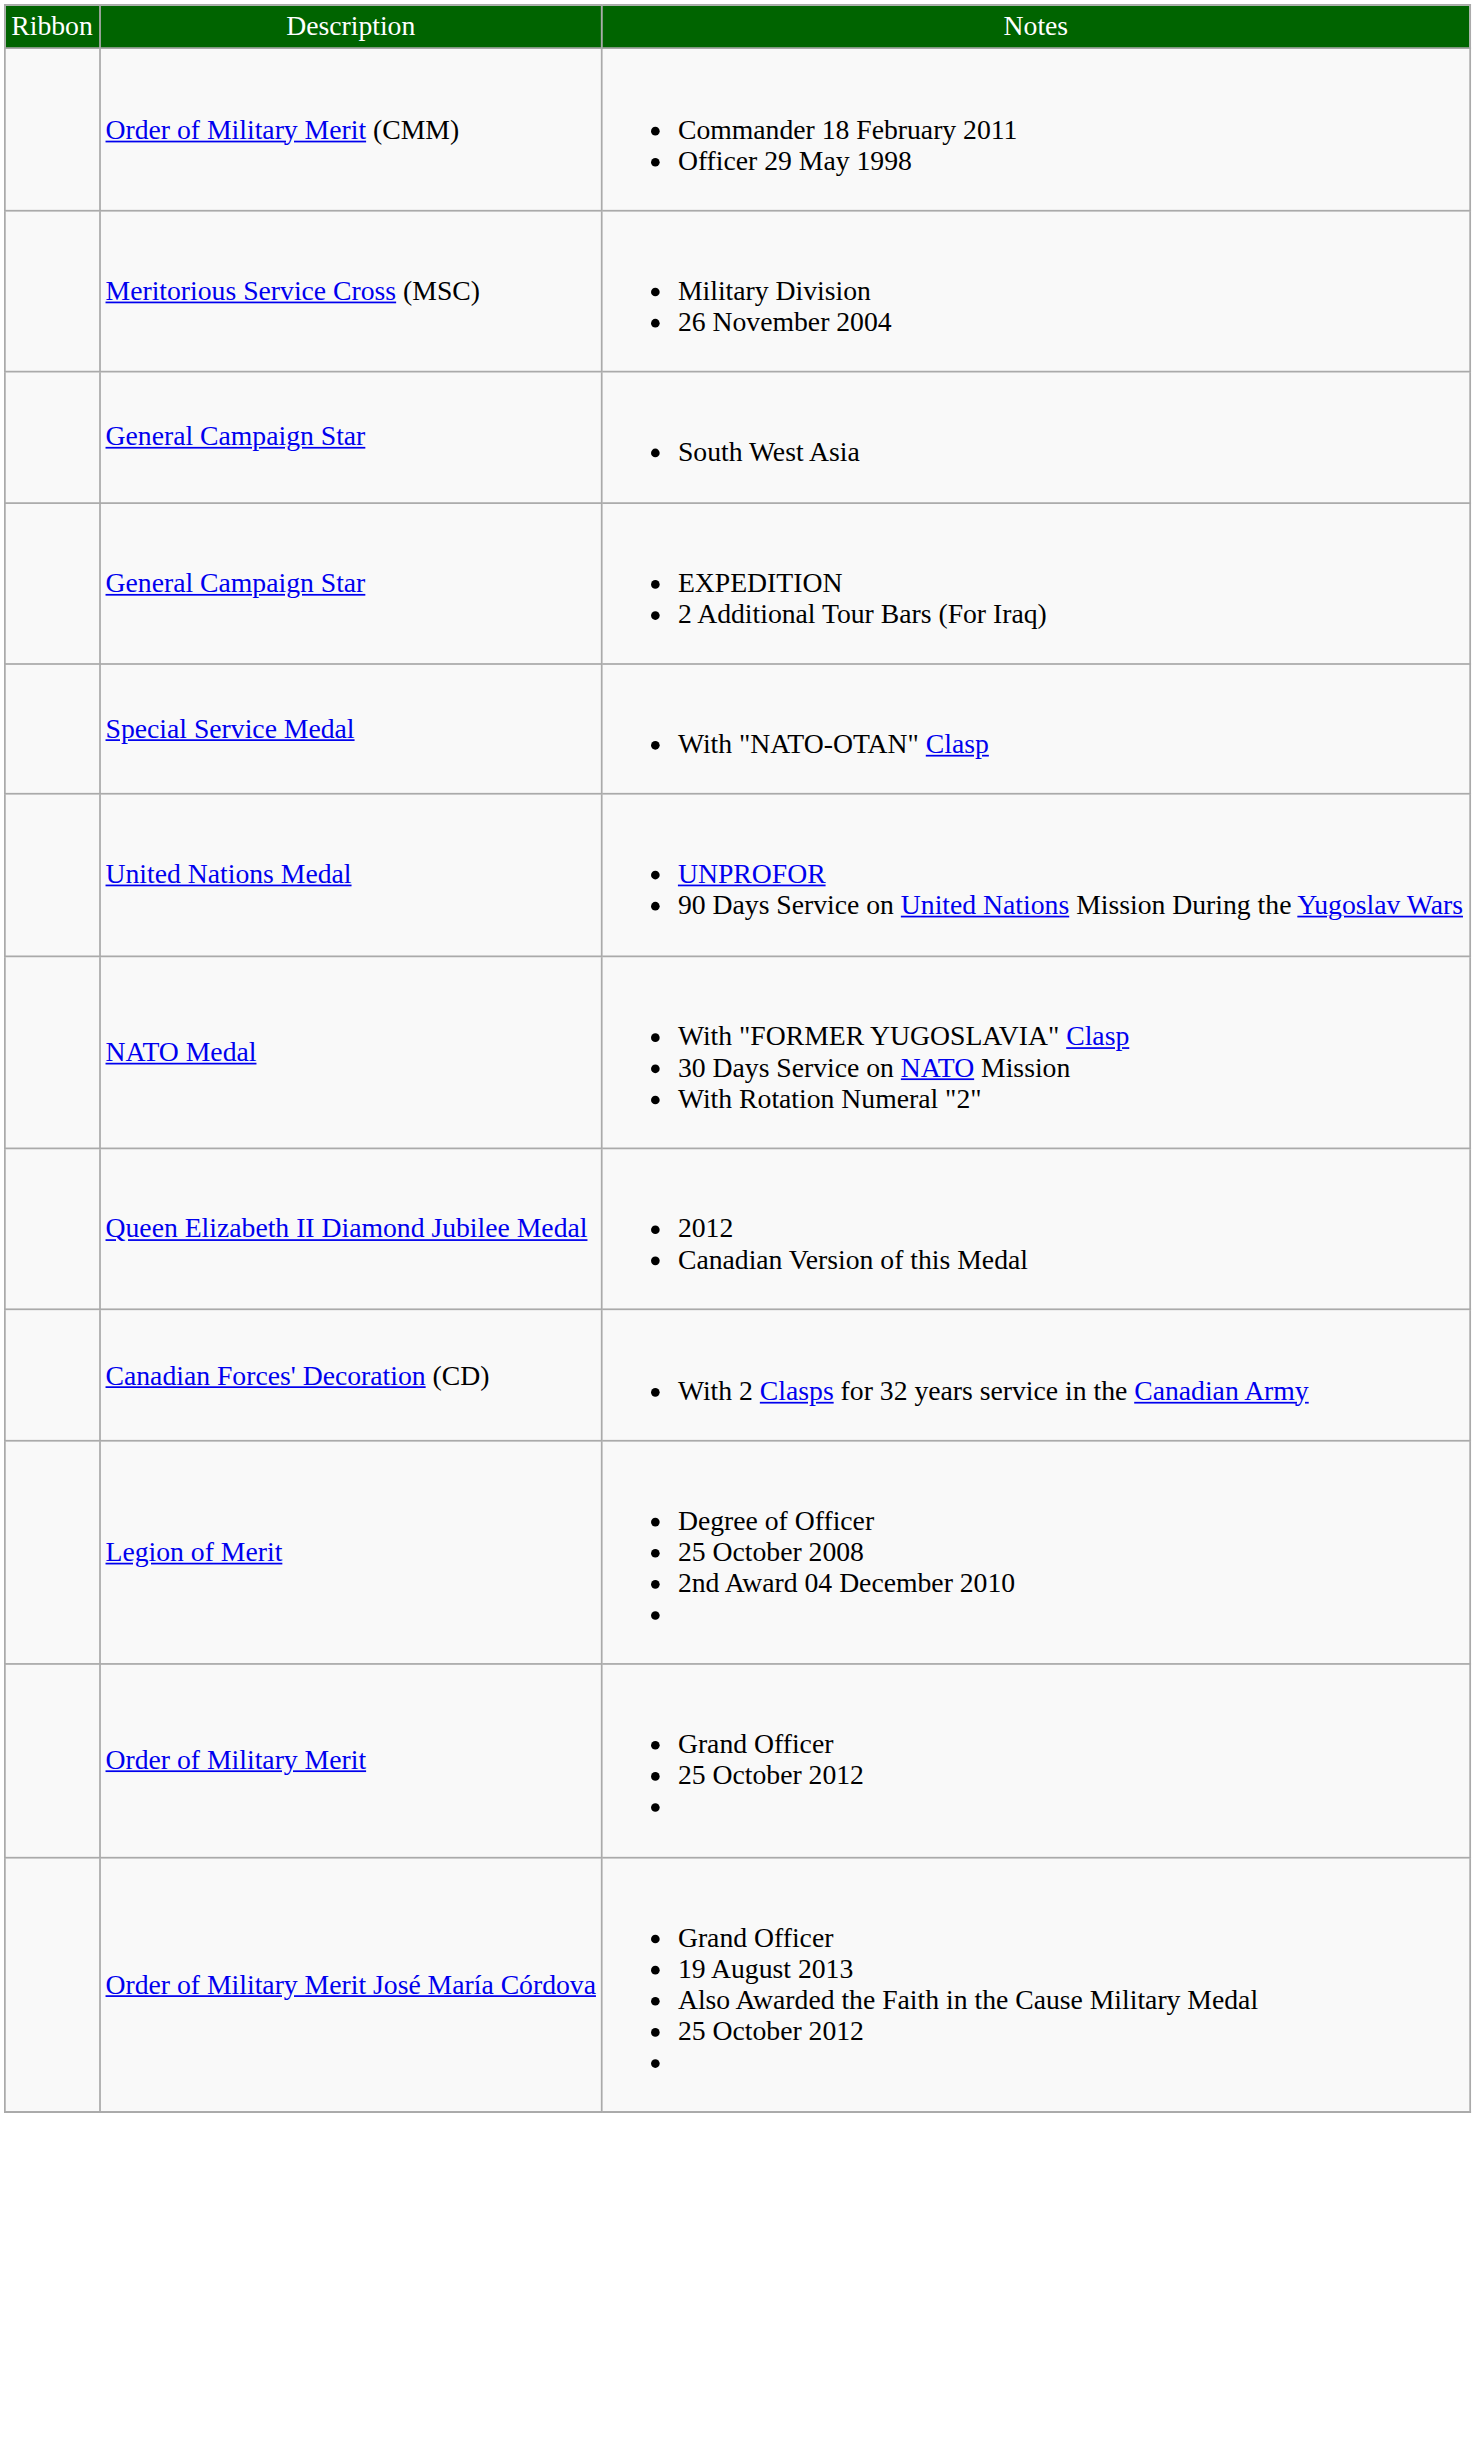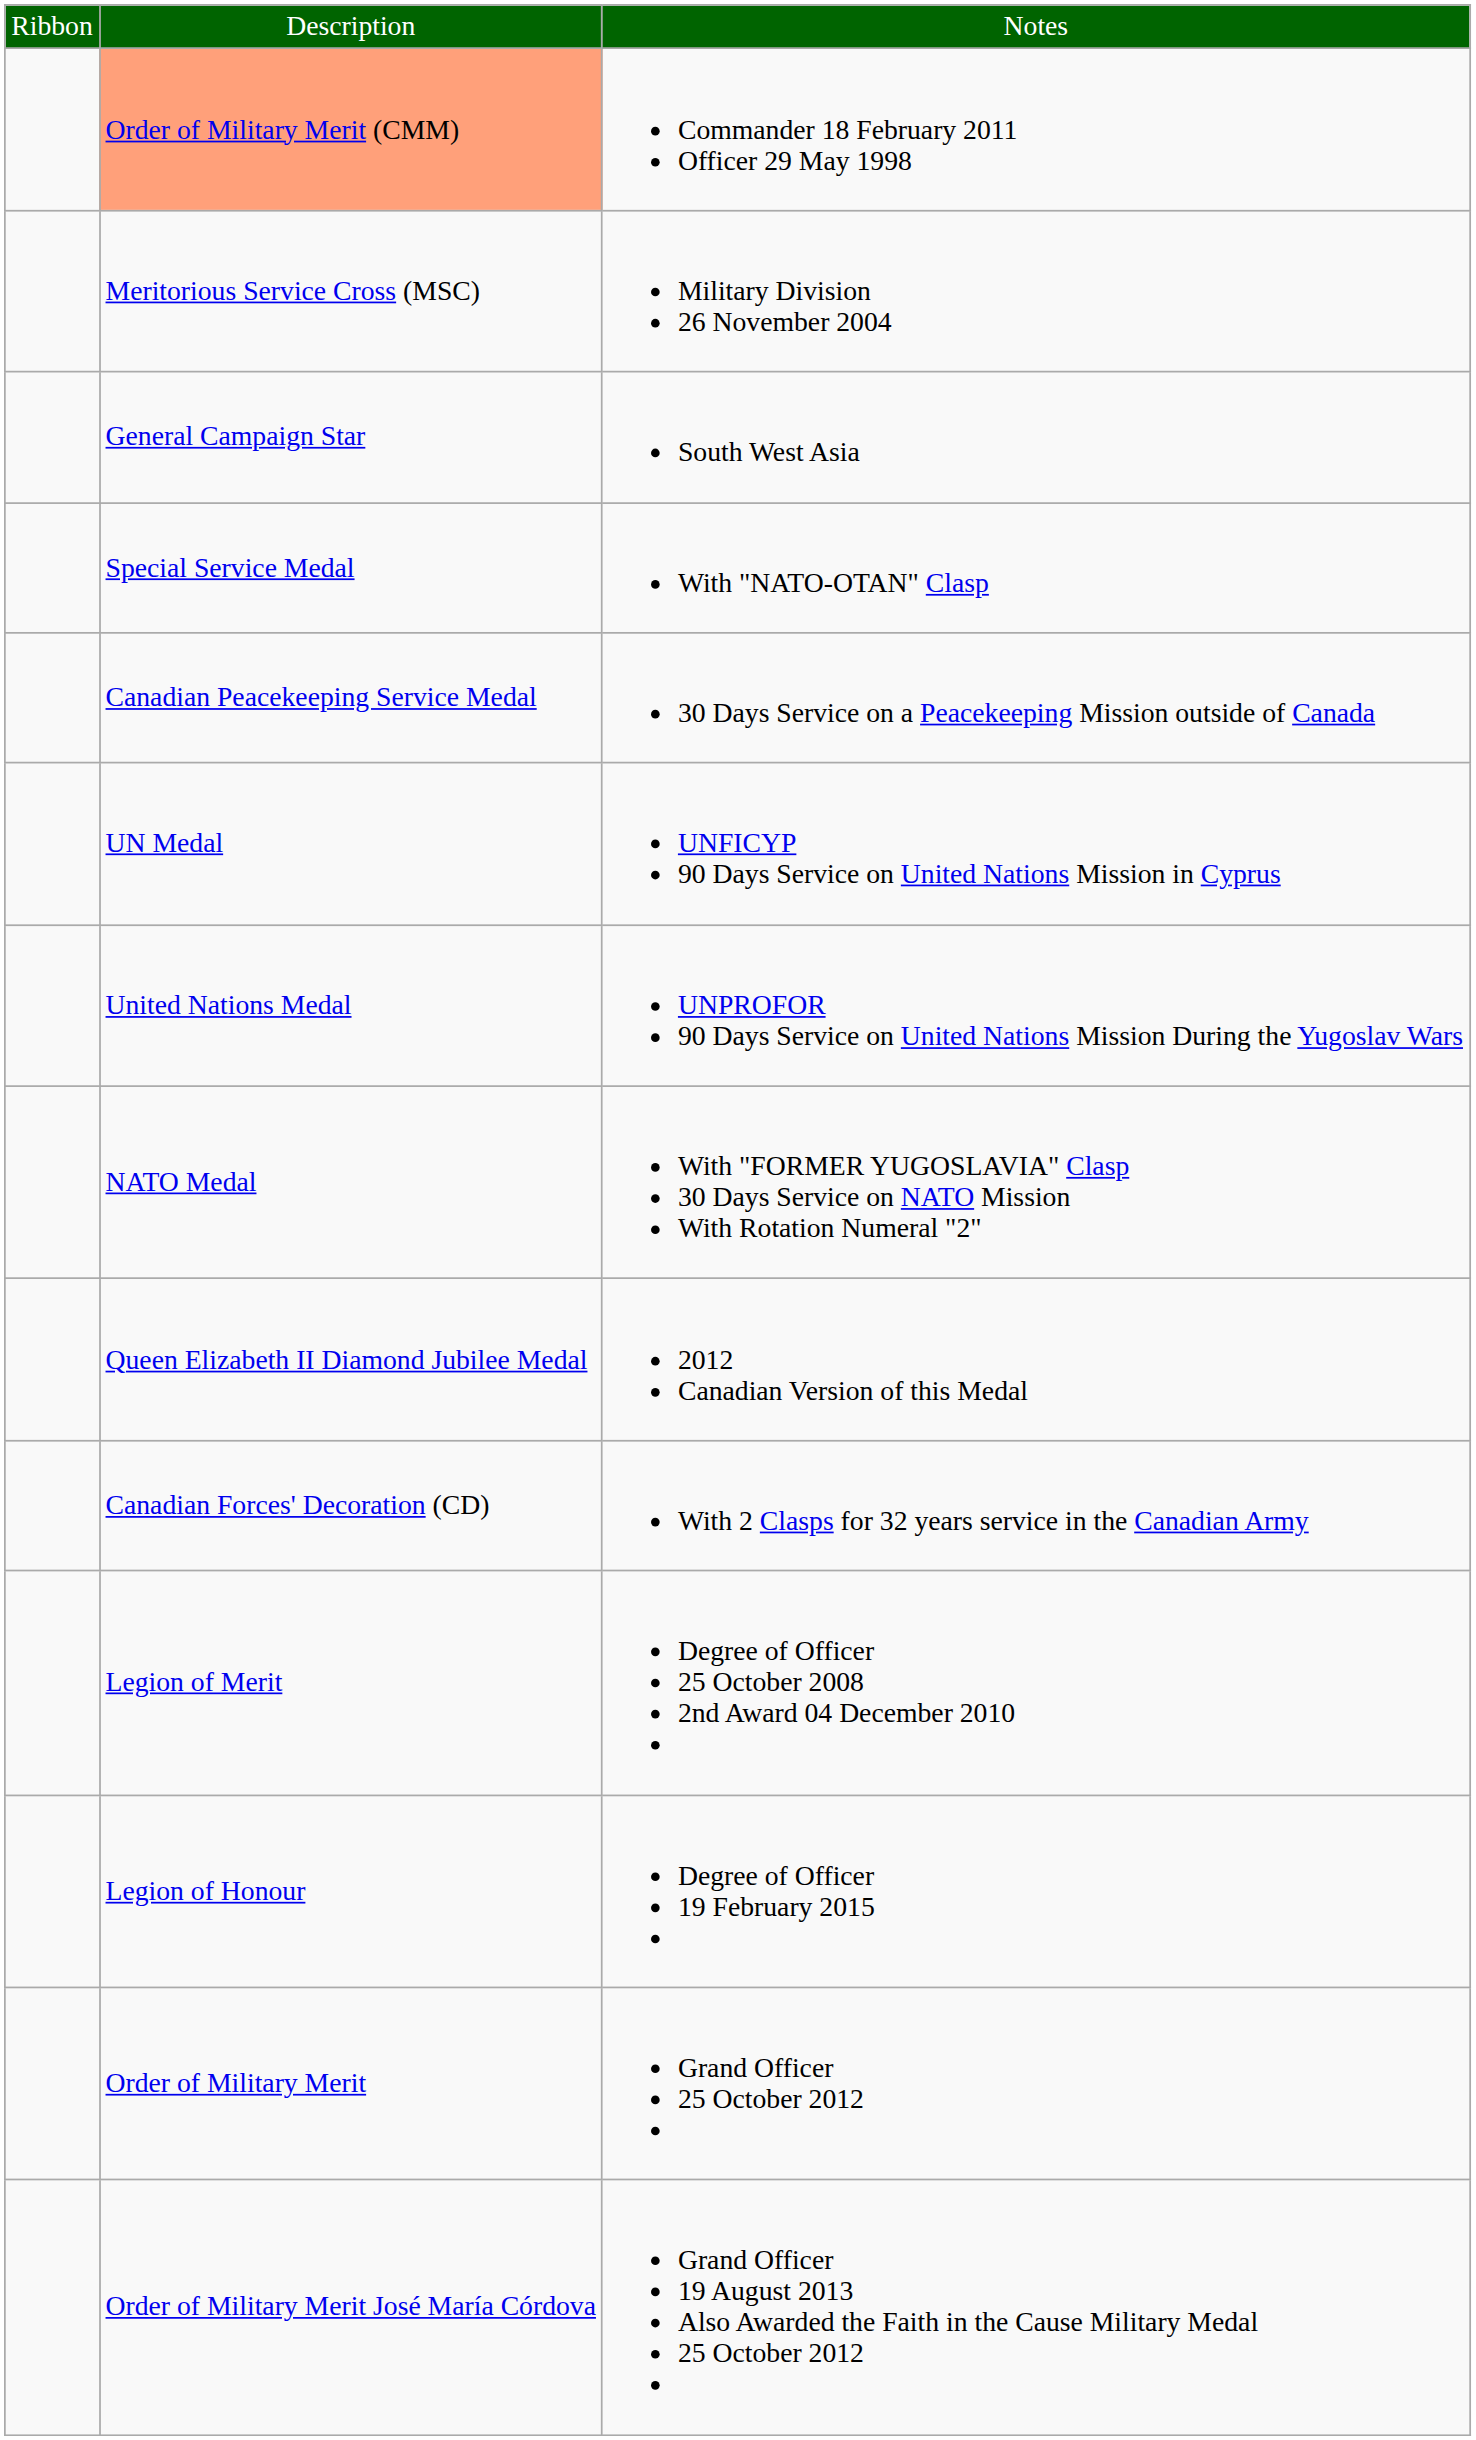(282, 129) no background -> (282, 129) lightsalmon background
- row: (1036, 599)
+ row: (1036, 713)
+ row: (1036, 859)
+ row: (1036, 1906)
